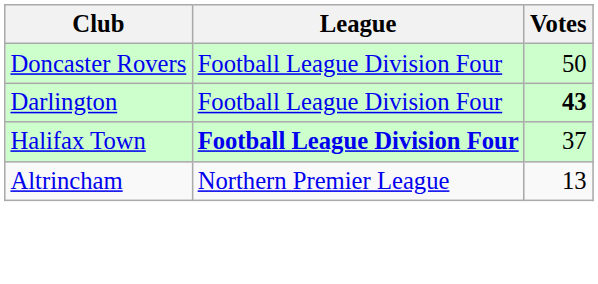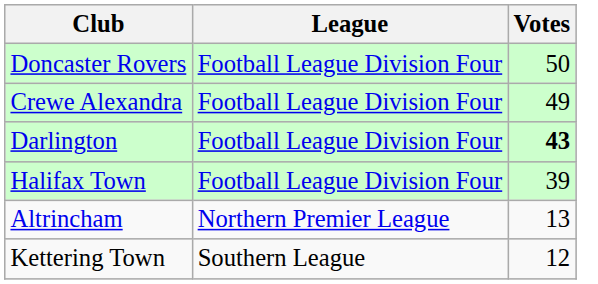+ row: (96, 102)
(358, 141) bold -> (350, 180) normal
(574, 141) 37 -> (558, 180) 39
+ row: (88, 258)
